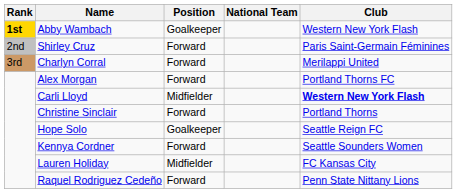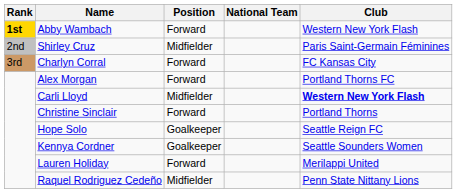(194, 29) Goalkeeper -> (186, 29) Forward
(186, 46) Forward -> (190, 46) Midfielder
(341, 63) Merilappi United -> (339, 63) FC Kansas City
(186, 146) Forward -> (194, 146) Goalkeeper
(190, 163) Midfielder -> (186, 163) Forward
(339, 163) FC Kansas City -> (341, 163) Merilappi United
(186, 180) Forward -> (190, 180) Midfielder
